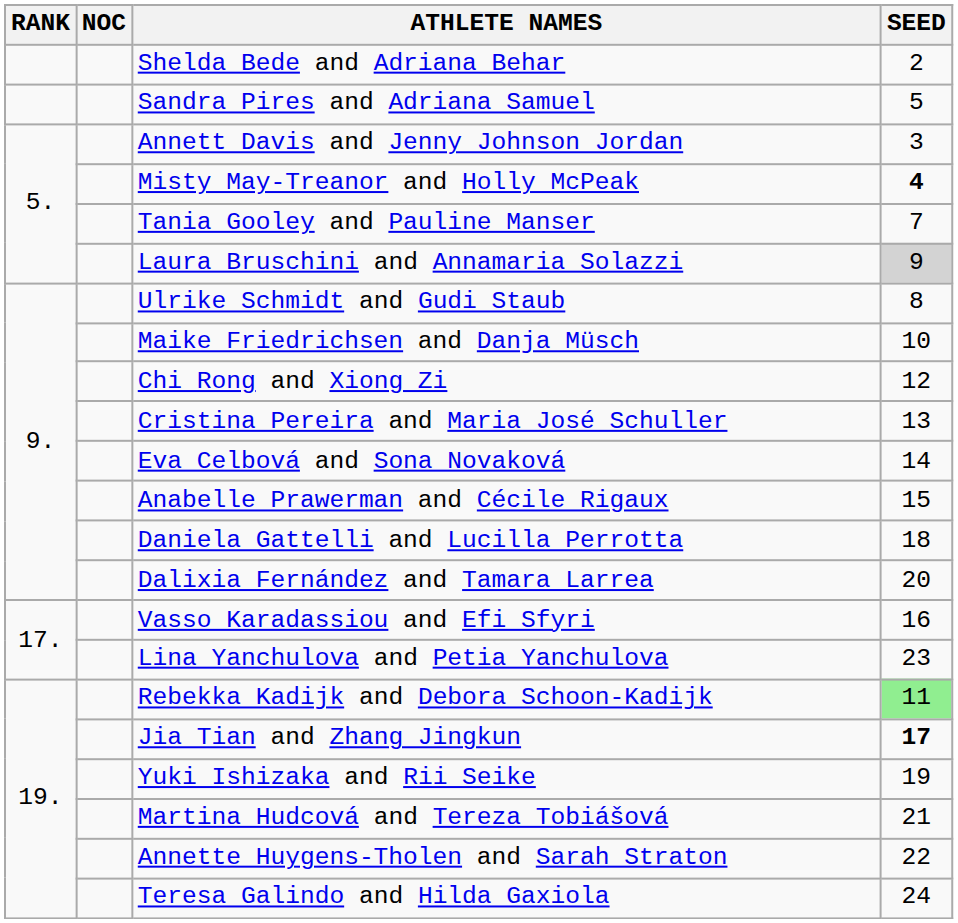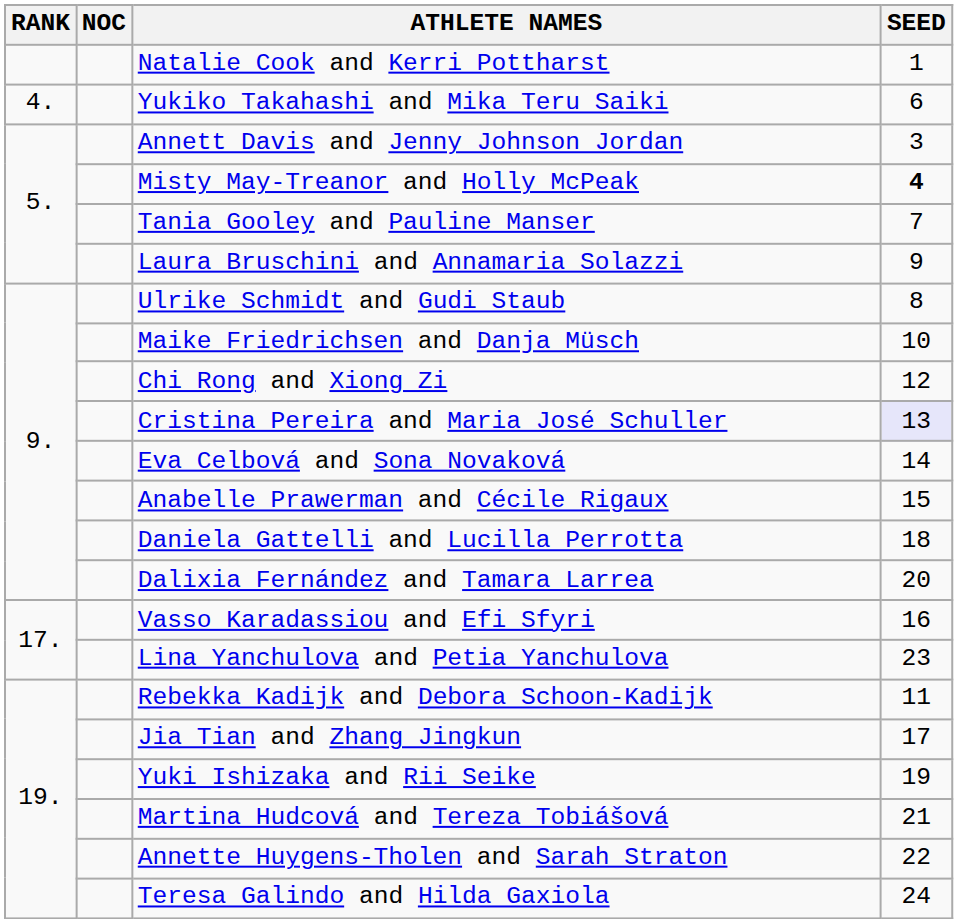+ row: (374, 65)
- row: (352, 65)
- row: (366, 105)
+ row: (403, 105)
(916, 263) lightgrey background -> (916, 263) no background
(916, 422) no background -> (916, 422) lavender background
(916, 700) lightgreen background -> (916, 700) no background
(916, 739) bold -> (916, 739) normal
